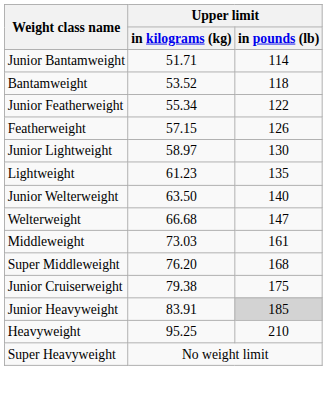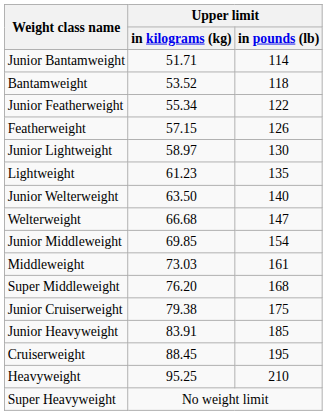+ row: (65, 241)
(279, 309) lightgrey background -> (279, 331) no background
+ row: (46, 354)
